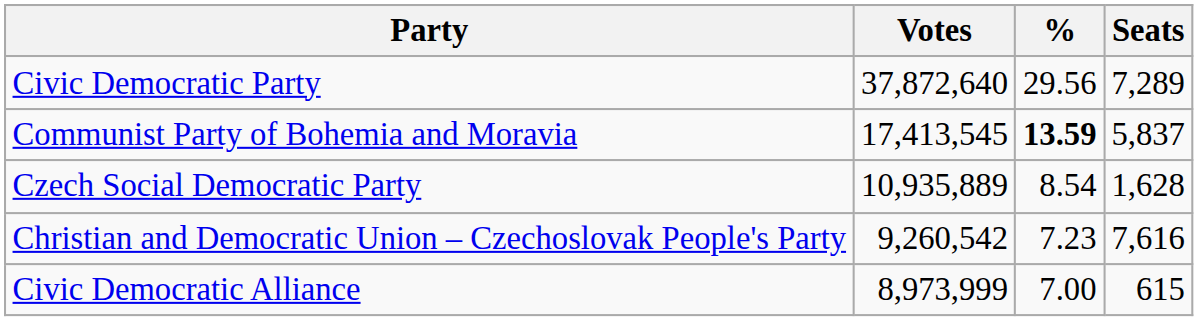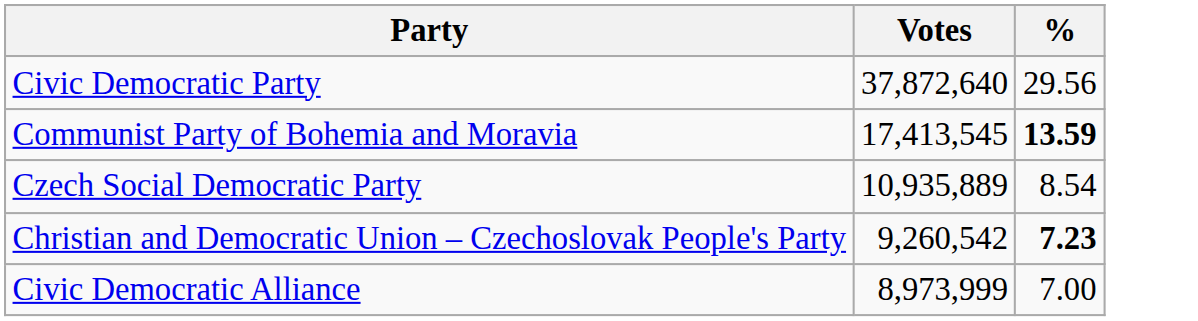- column: (1148, 30)
(1068, 237) normal -> (1068, 237) bold
